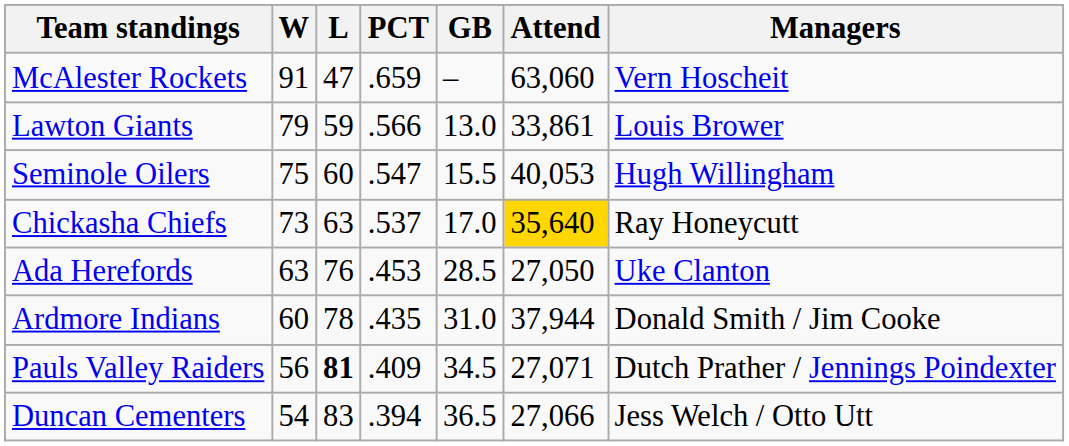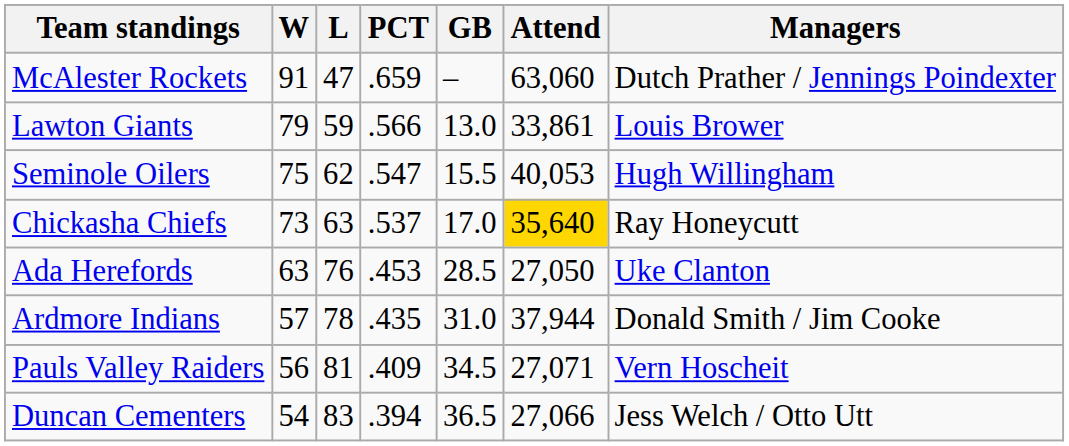(702, 77) Vern Hoscheit -> (835, 77) Dutch Prather / Jennings Poindexter
(338, 174) 60 -> (338, 174) 62
(294, 319) 60 -> (294, 319) 57
(338, 367) bold -> (338, 367) normal
(835, 367) Dutch Prather / Jennings Poindexter -> (702, 367) Vern Hoscheit
